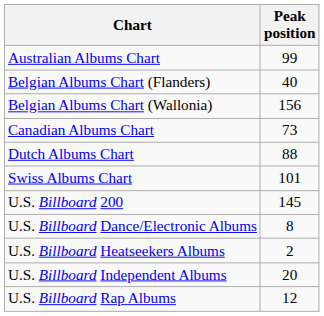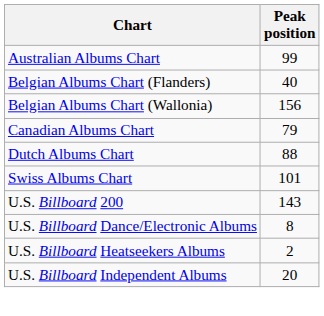(290, 130) 73 -> (290, 130) 79
(290, 202) 145 -> (290, 202) 143
- row: (92, 298)
